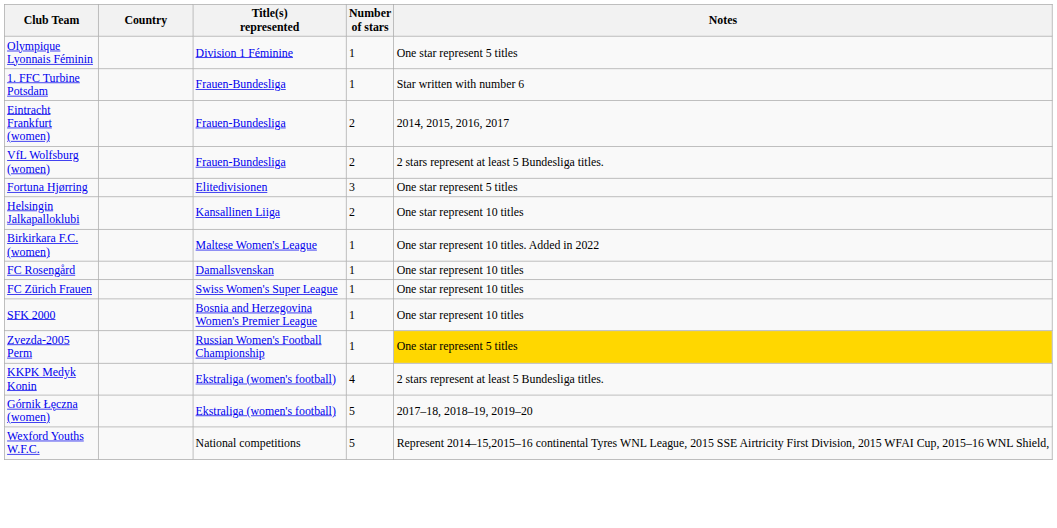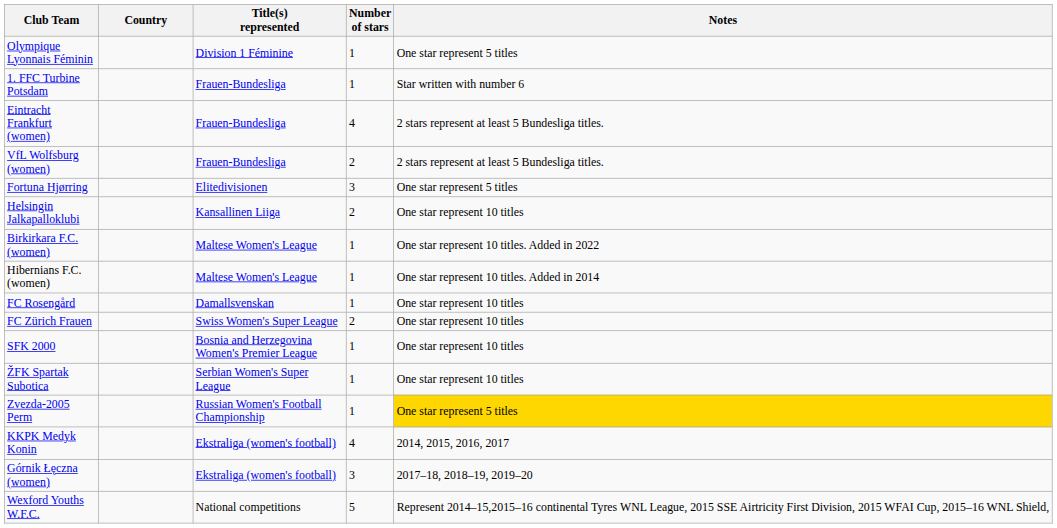(352, 123) 2 -> (352, 123) 4
(453, 123) 2014, 2015, 2016, 2017 -> (500, 123) 2 stars represent at least 5 Bundesliga titles.
+ row: (44, 277)
(352, 289) 1 -> (352, 321) 2
+ row: (38, 379)
(500, 379) 2 stars represent at least 5 Bundesliga titles. -> (453, 443) 2014, 2015, 2016, 2017
(352, 411) 5 -> (352, 475) 3
